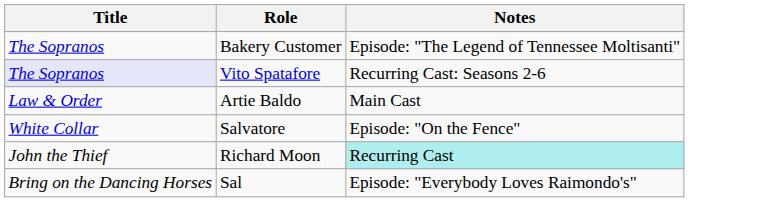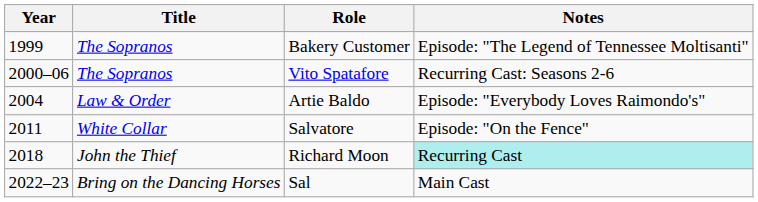+ column: (39, 18)
(56, 73) lavender background -> (125, 73) no background
(385, 100) Main Cast -> (562, 100) Episode: "Everybody Loves Raimondo's"
(493, 182) Episode: "Everybody Loves Raimondo's" -> (454, 182) Main Cast
